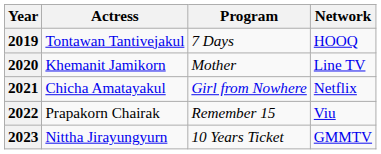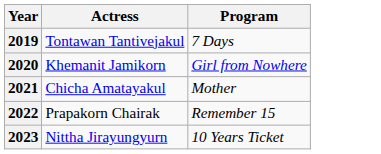- column: (343, 16)
(214, 64) Mother -> (249, 64) Girl from Nowhere
(249, 88) Girl from Nowhere -> (214, 88) Mother
